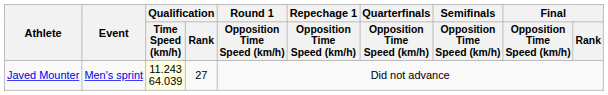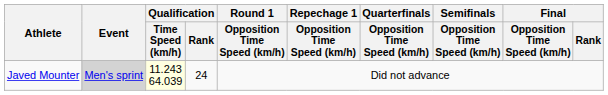(114, 76) no background -> (114, 76) lightgrey background
(201, 76) 27 -> (201, 76) 24
